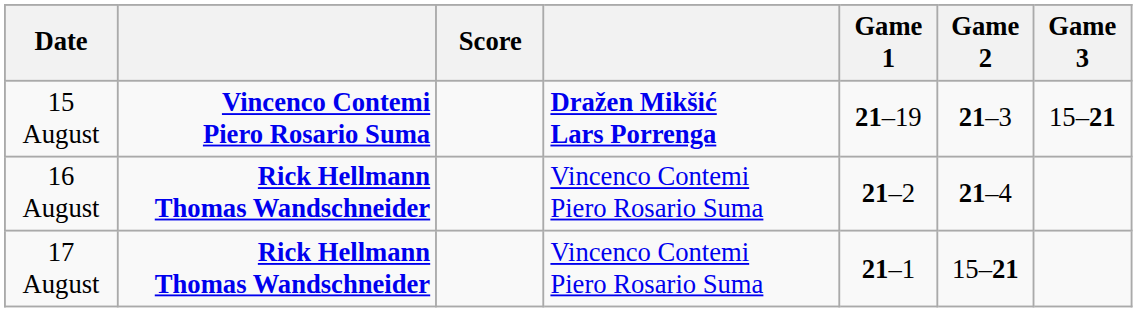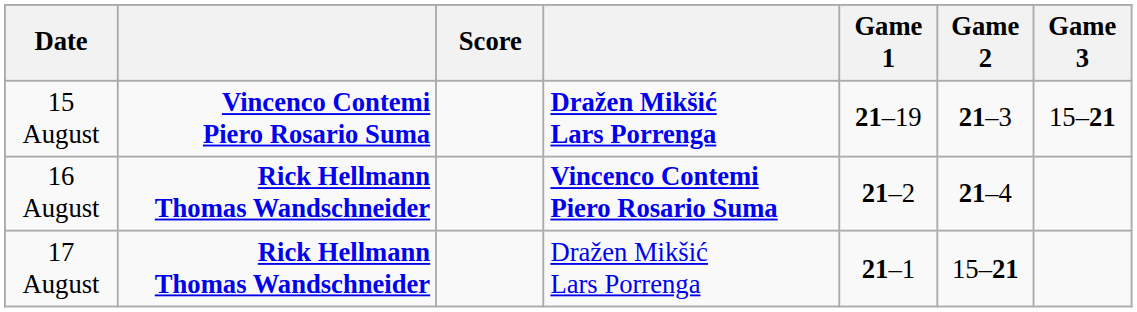(657, 193) normal -> (664, 193) bold
(657, 268) Vincenco Contemi Piero Rosario Suma -> (629, 268) Dražen Mikšić Lars Porrenga
